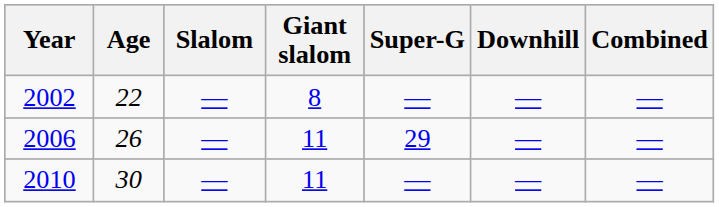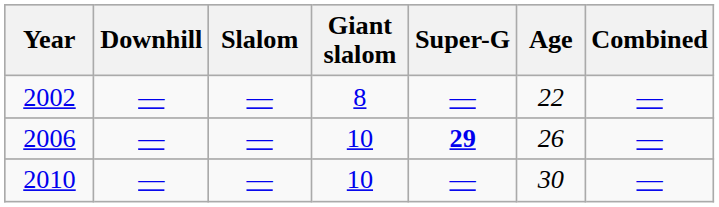columns swapped: (129, 40) <-> (528, 40)
(315, 138) 11 -> (360, 138) 10
(417, 138) normal -> (463, 138) bold
(315, 179) 11 -> (360, 179) 10
